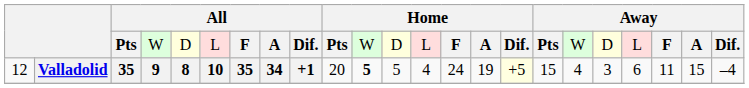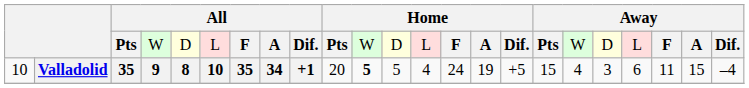(19, 70) 12 -> (19, 70) 10
(517, 70) lightyellow background -> (517, 70) no background
